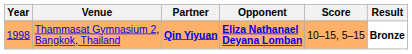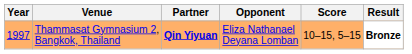(18, 35) 1998 -> (18, 35) 1997
(262, 35) bold -> (260, 35) normal
